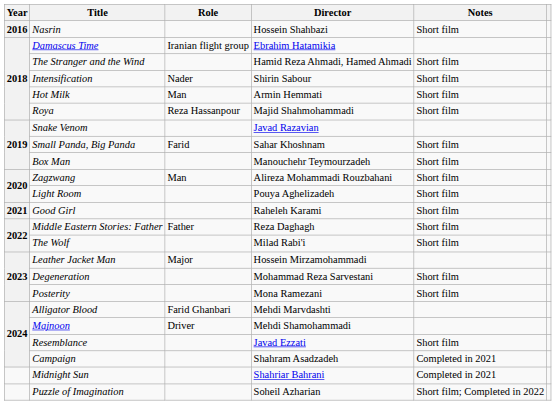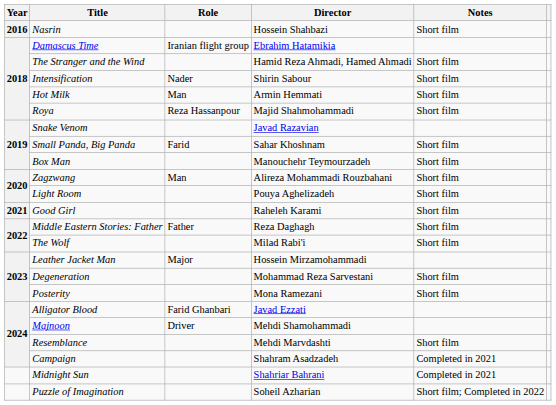(292, 309) Mehdi Marvdashti -> (280, 309) Javad Ezzati
(280, 342) Javad Ezzati -> (292, 342) Mehdi Marvdashti
